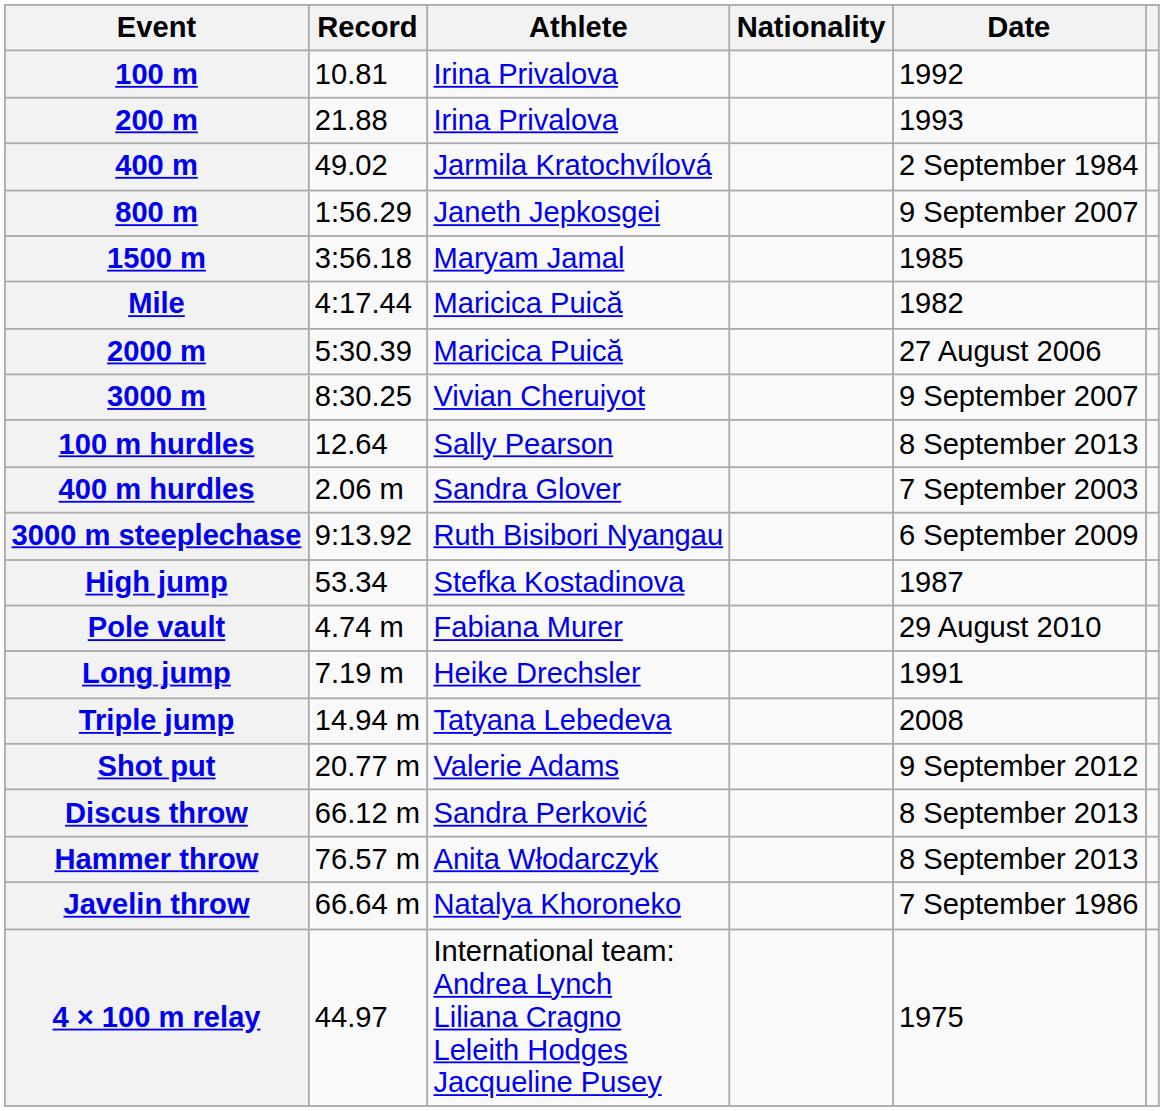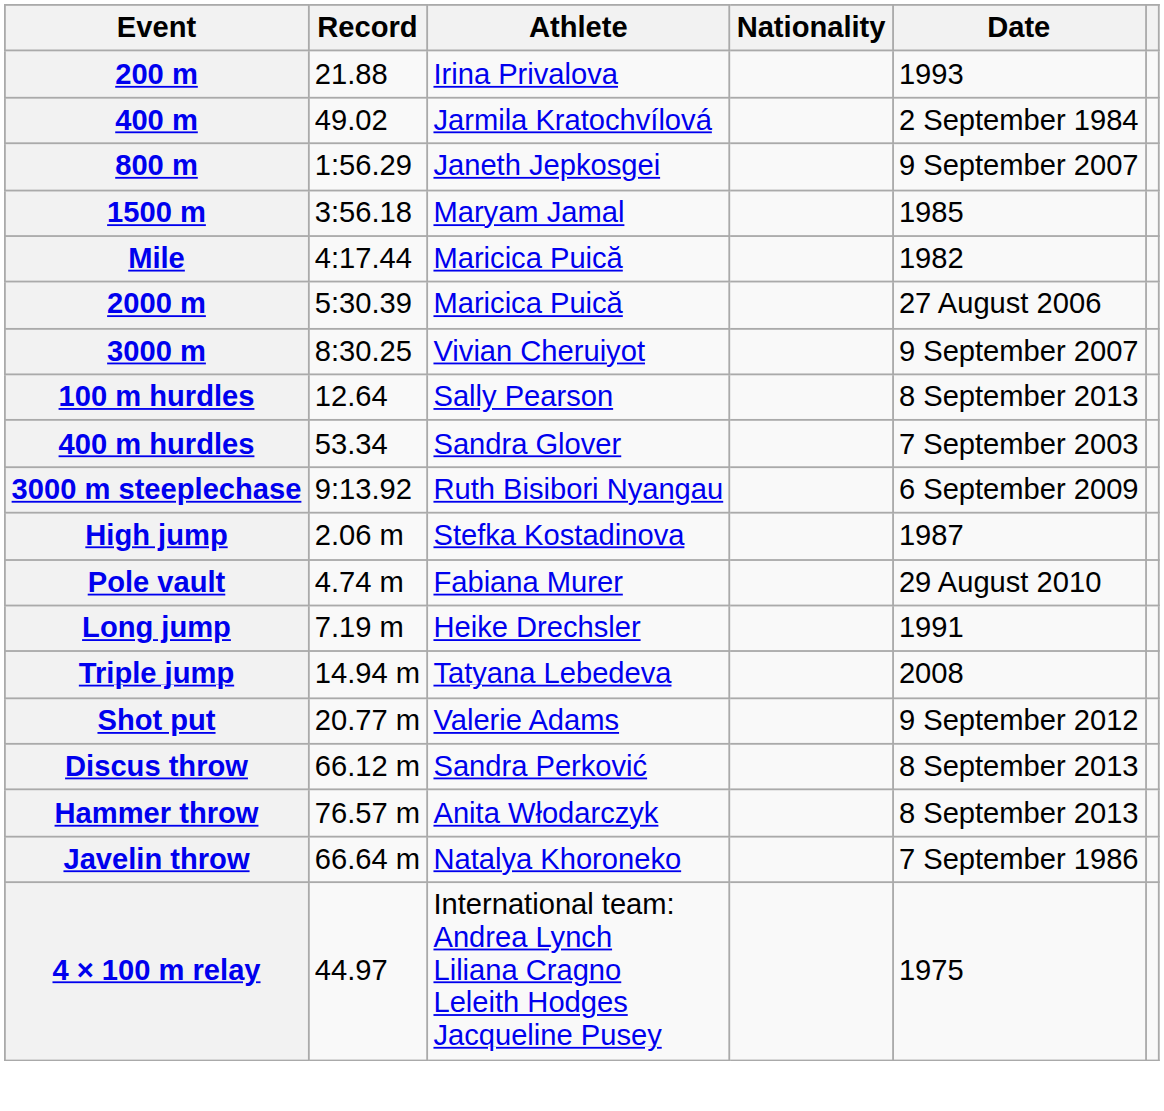- row: (157, 73)
(359, 489) 2.06 m -> (351, 443) 53.34
(351, 581) 53.34 -> (359, 535) 2.06 m
